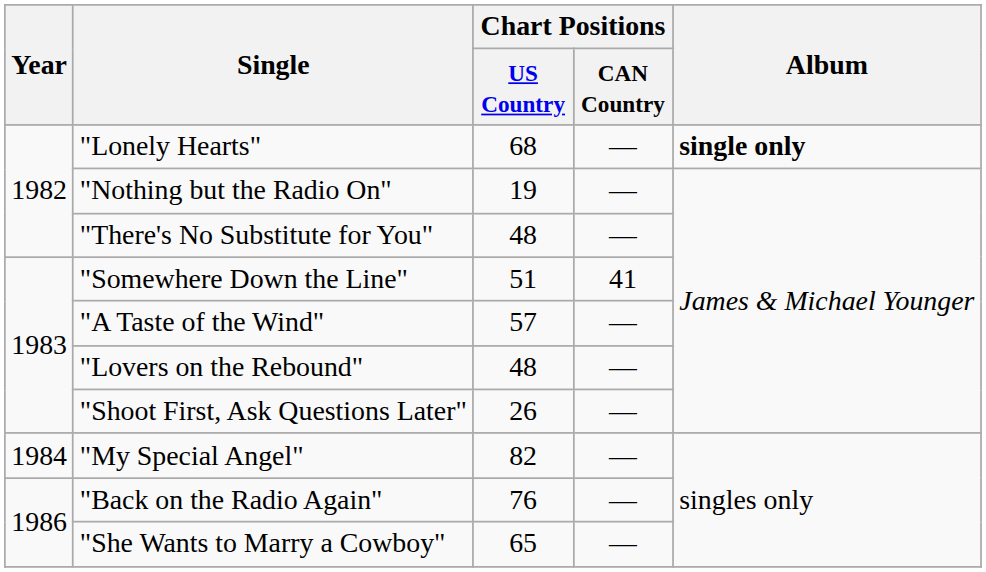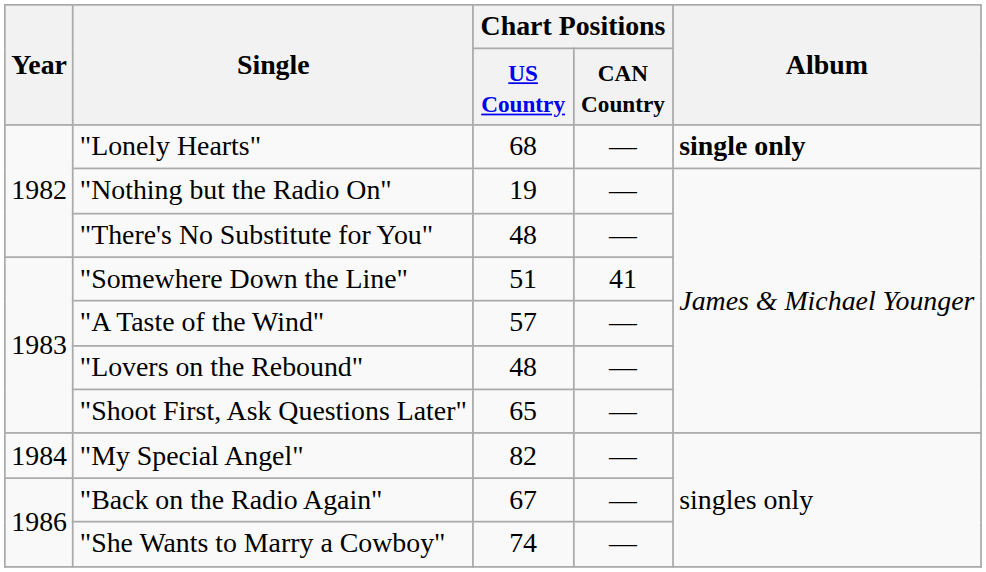(523, 411) 26 -> (523, 411) 65
(523, 499) 76 -> (523, 499) 67
(523, 543) 65 -> (523, 543) 74
